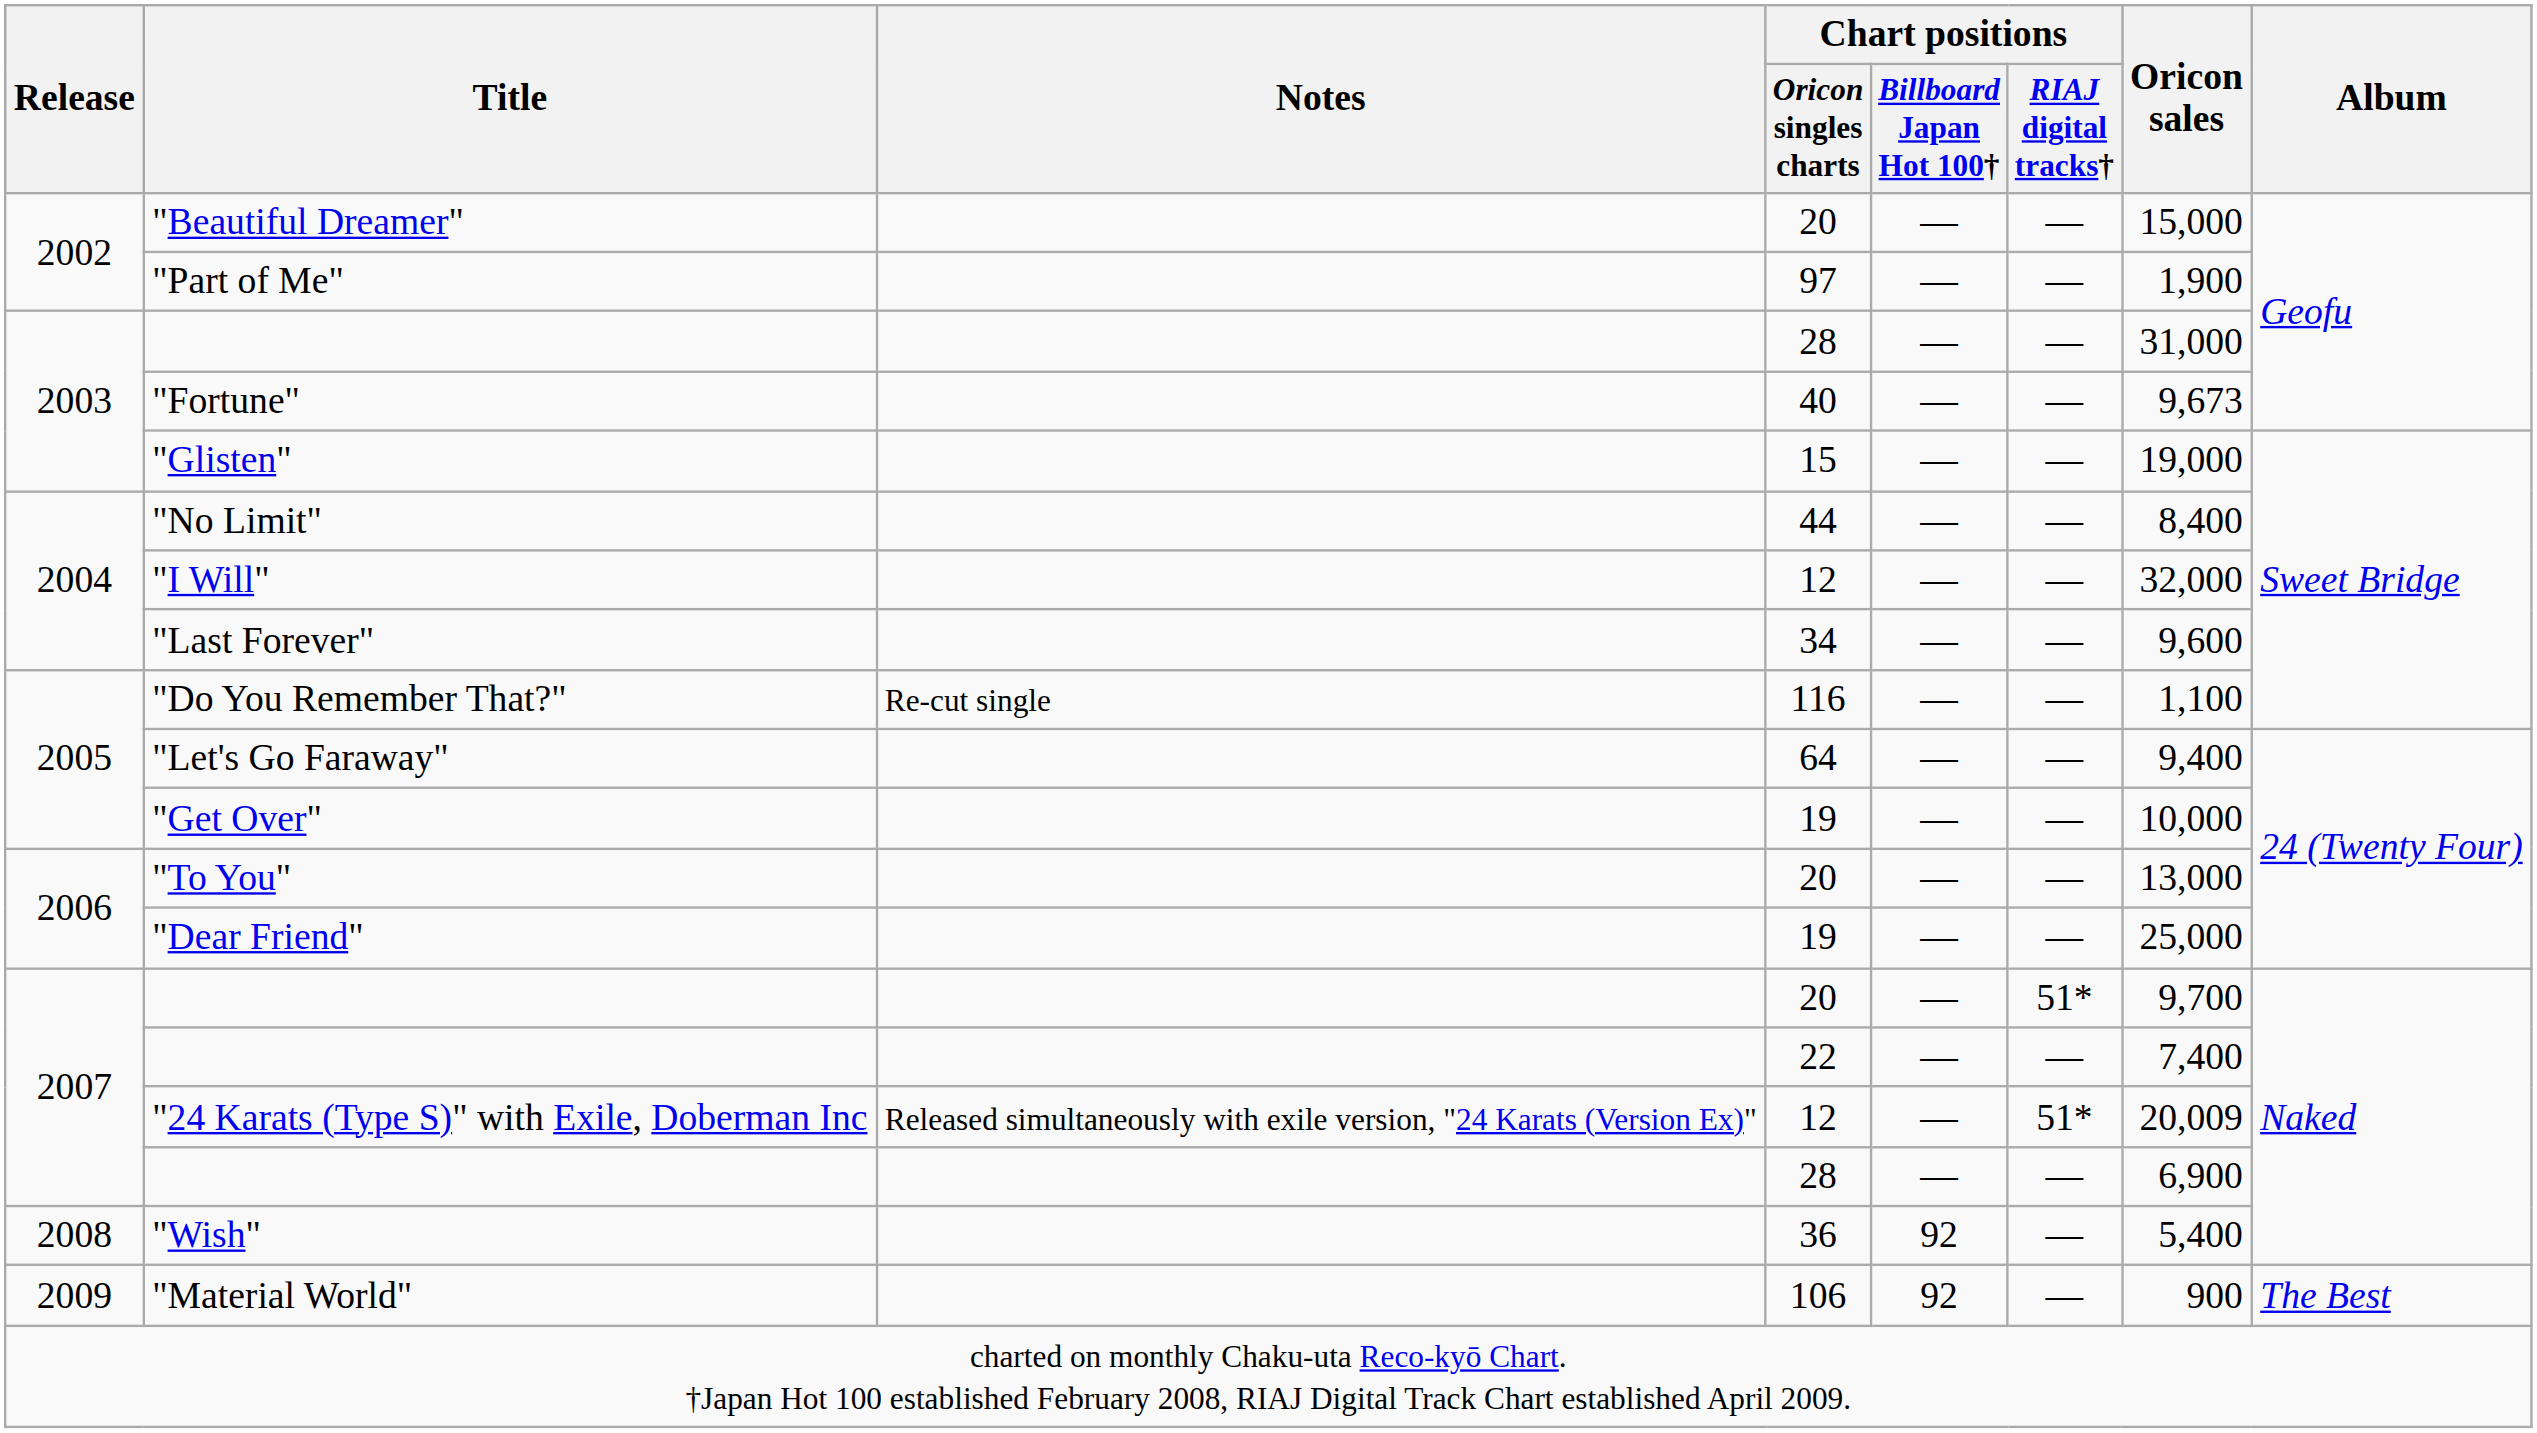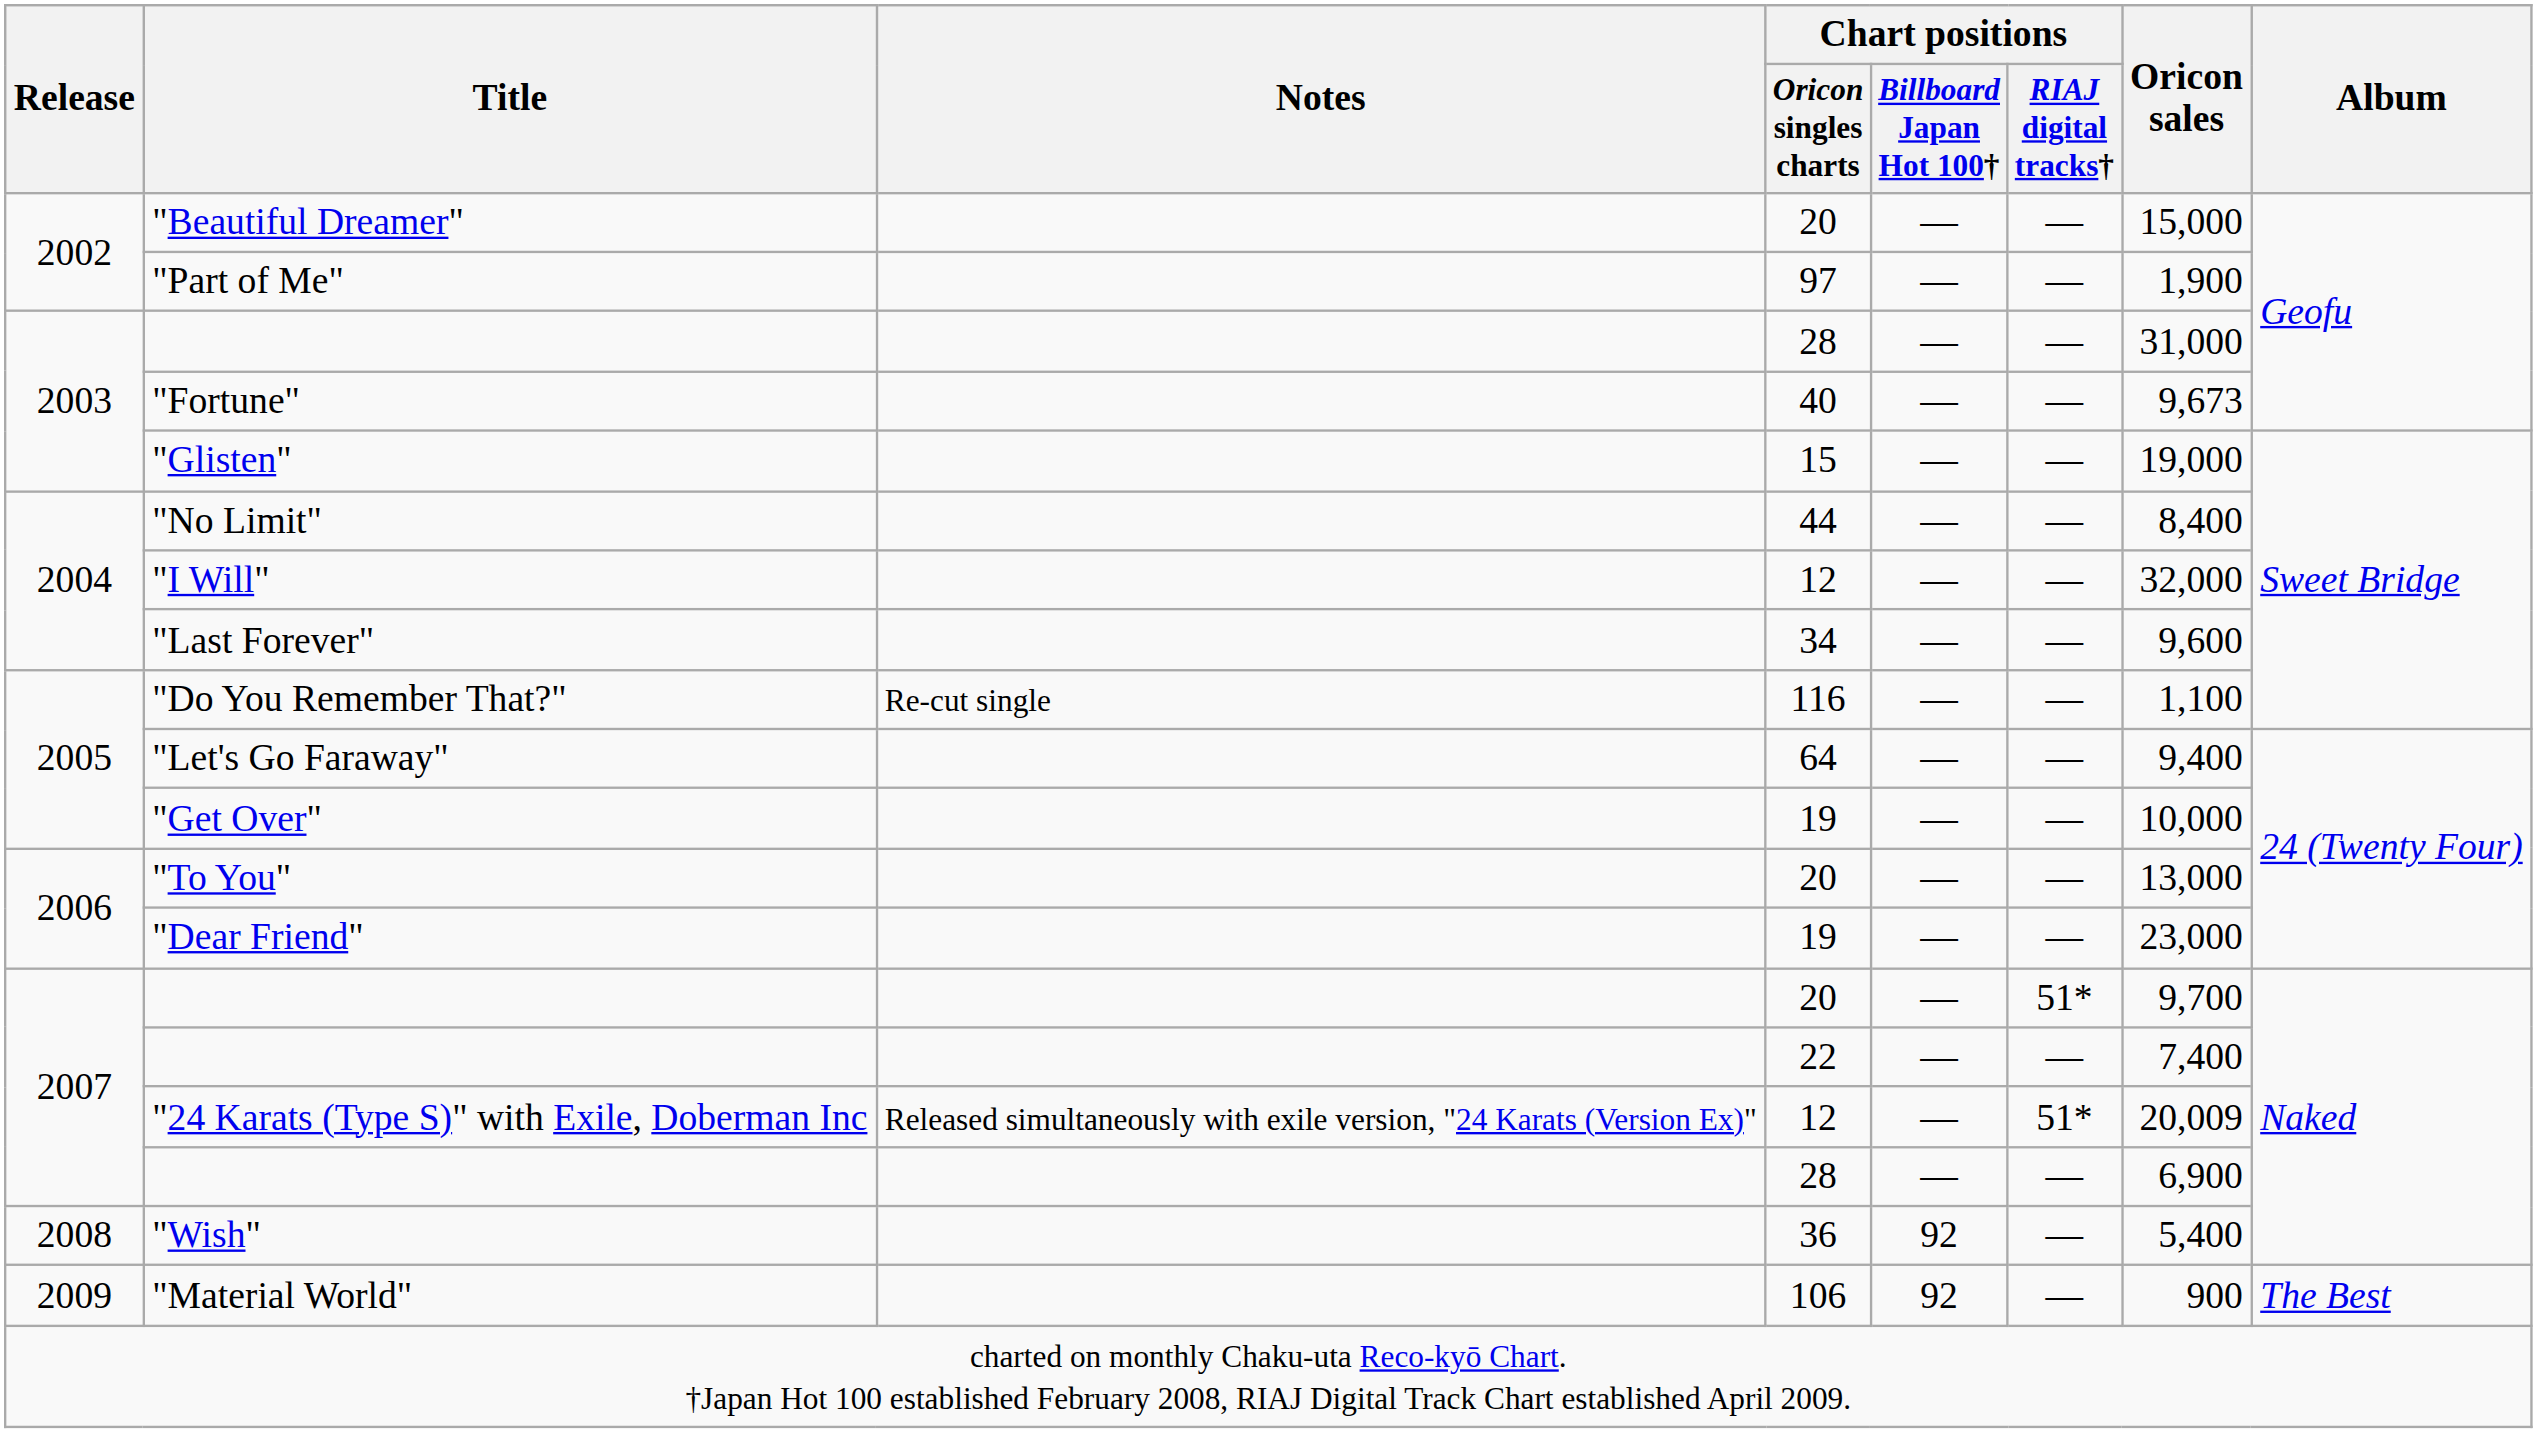(2191, 937) 25,000 -> (2191, 937) 23,000
